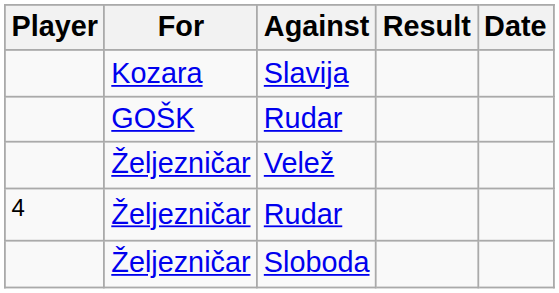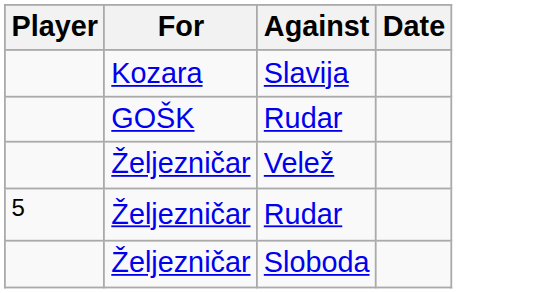- column: (427, 27)
(18, 208) 4 -> (18, 208) 5
